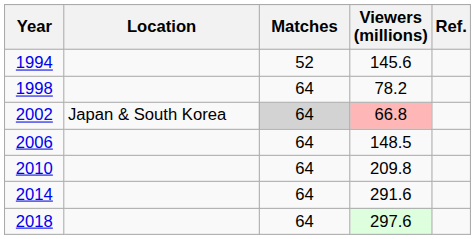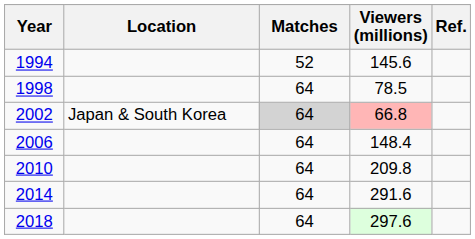(391, 89) 78.2 -> (391, 89) 78.5
(391, 141) 148.5 -> (391, 141) 148.4
